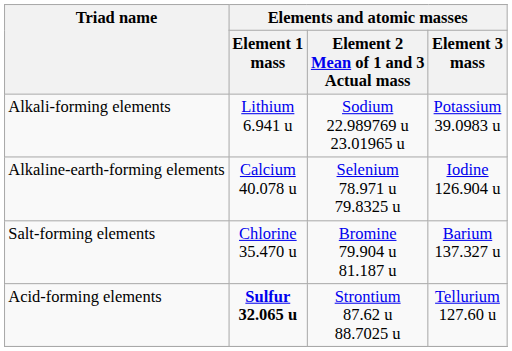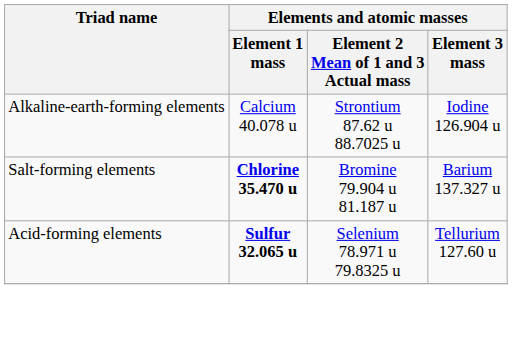- row: (90, 106)
(368, 188) Selenium 78.971 u 79.8325 u -> (368, 125) Strontium 87.62 u 88.7025 u
(268, 242) normal -> (268, 179) bold
(368, 315) Strontium 87.62 u 88.7025 u -> (368, 251) Selenium 78.971 u 79.8325 u
